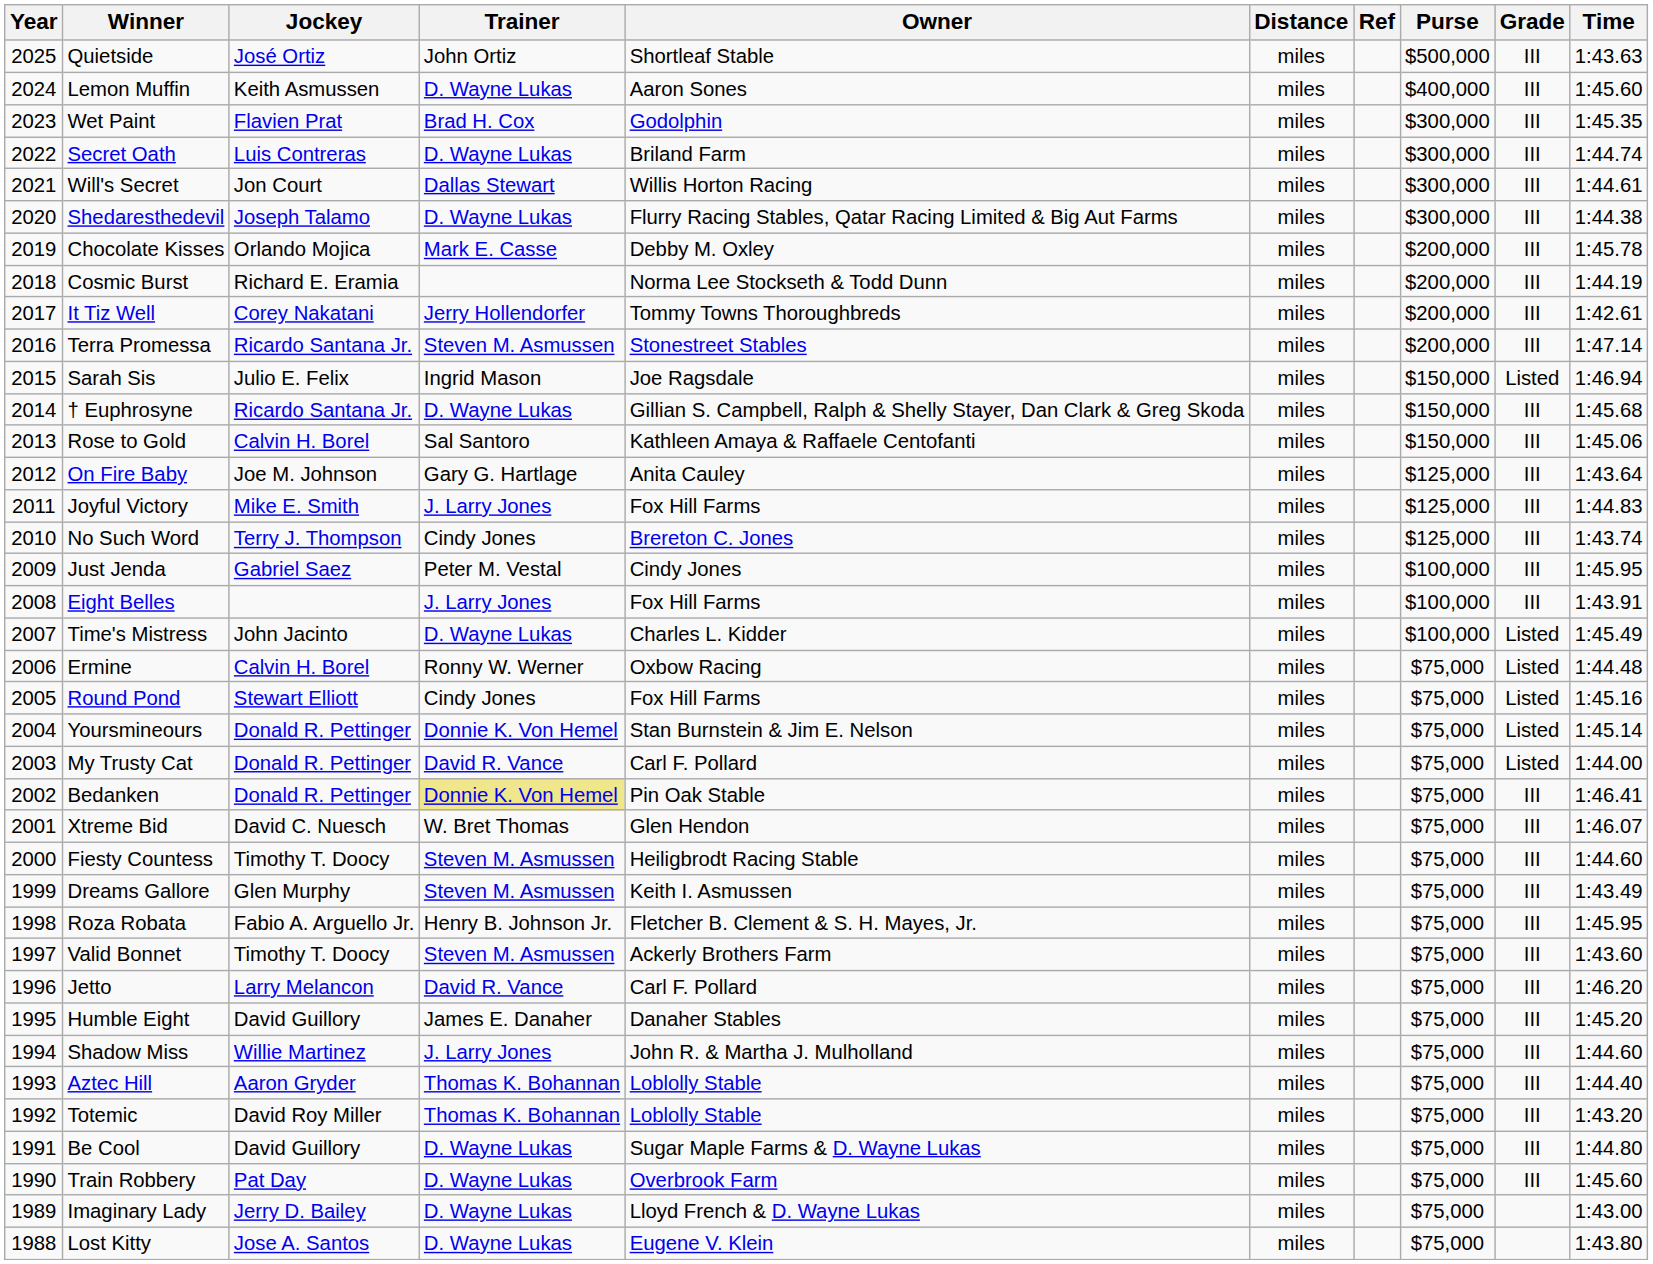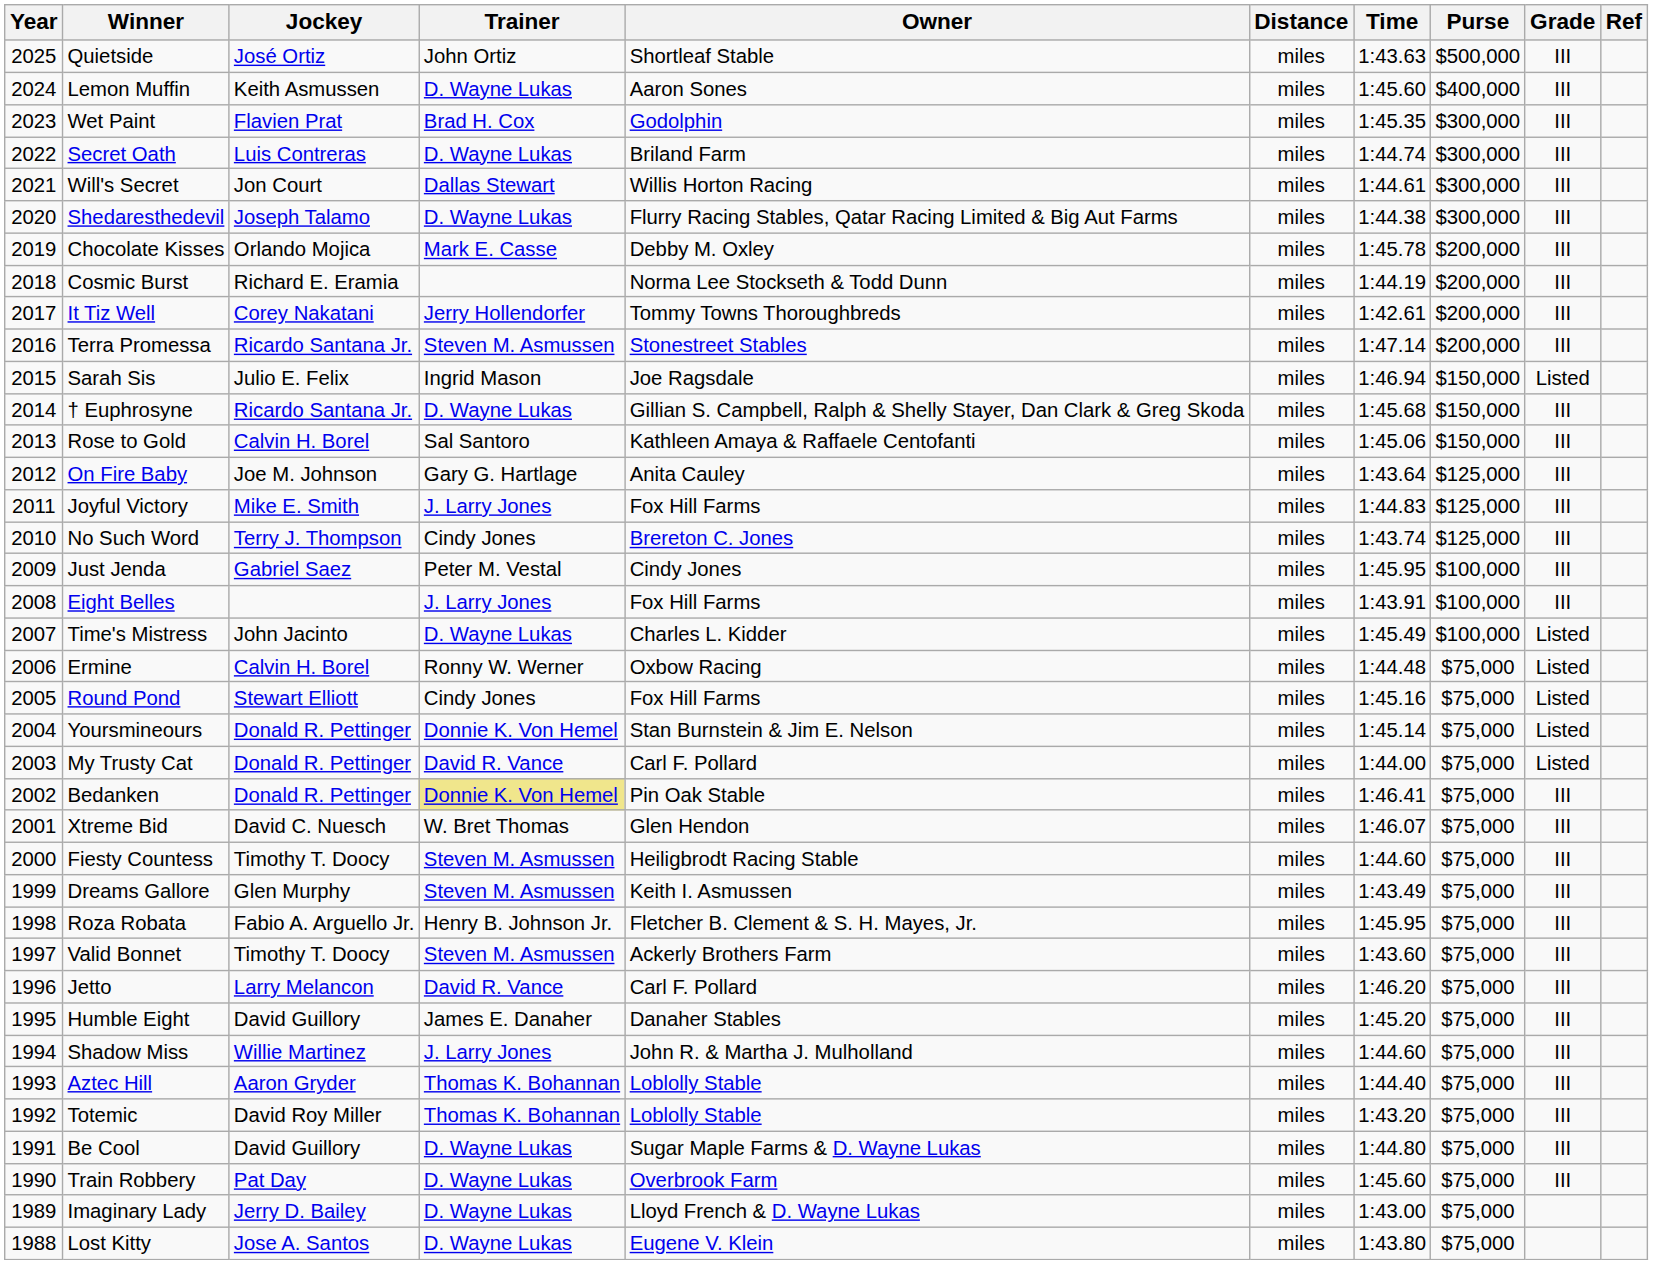columns swapped: (1609, 22) <-> (1377, 22)
